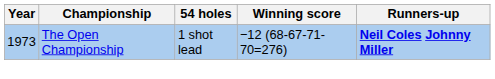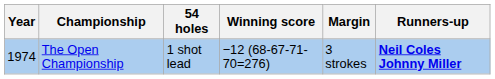+ column: (349, 21)
(22, 42) 1973 -> (22, 56) 1974
